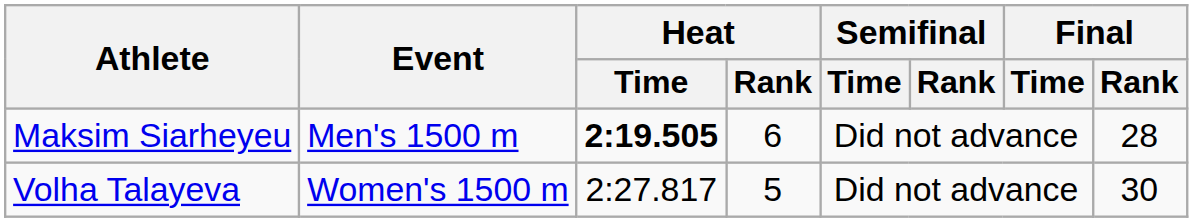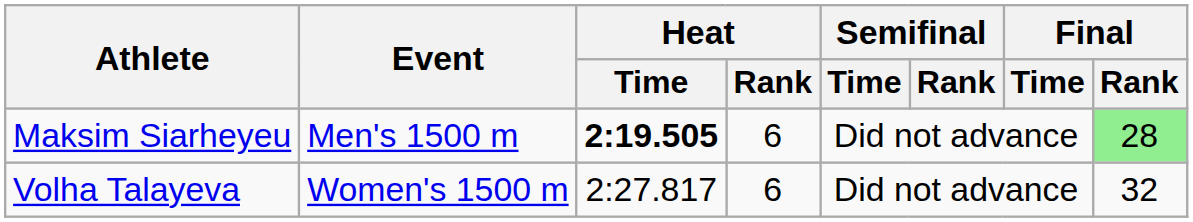(1139, 136) no background -> (1139, 136) lightgreen background
(773, 190) 5 -> (773, 190) 6
(1139, 190) 30 -> (1139, 190) 32
